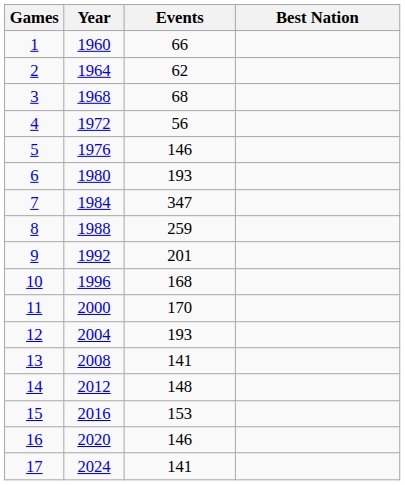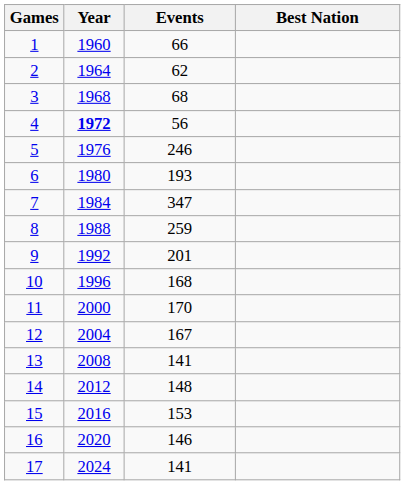(94, 123) normal -> (94, 123) bold
(180, 149) 146 -> (180, 149) 246
(180, 334) 193 -> (180, 334) 167
